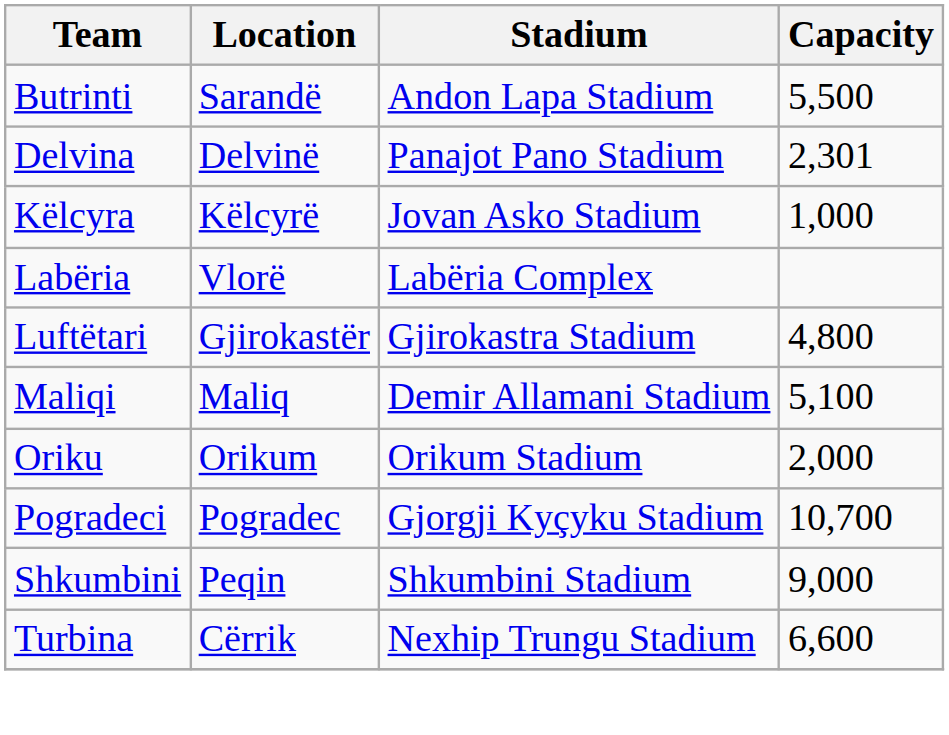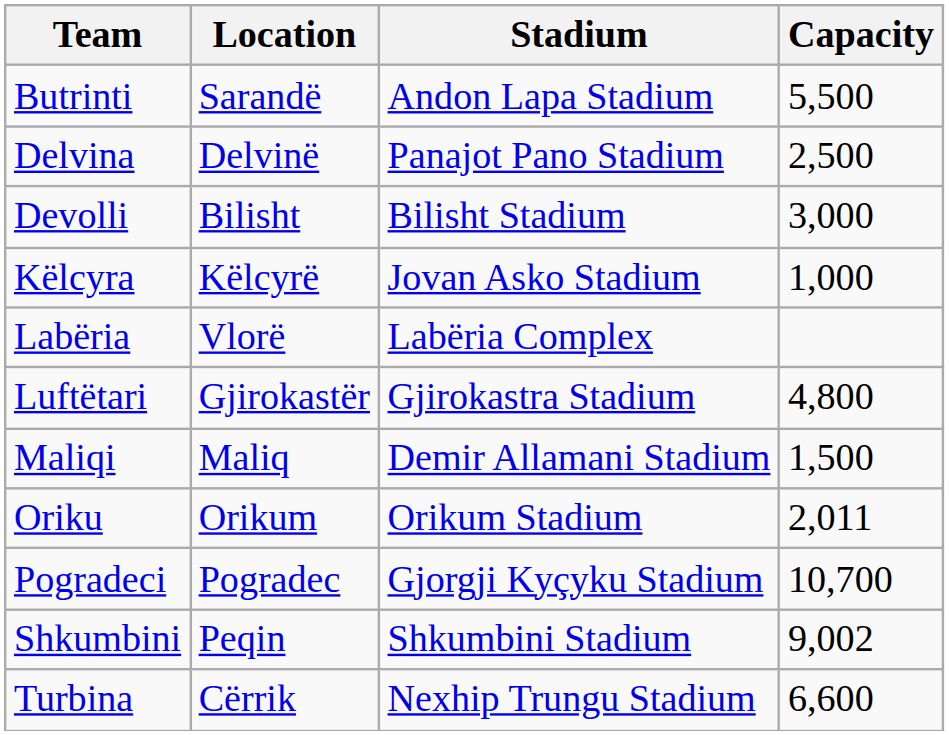(831, 155) 2,301 -> (831, 155) 2,500
+ row: (71, 215)
(831, 397) 5,100 -> (831, 457) 1,500
(831, 457) 2,000 -> (830, 517) 2,011
(831, 578) 9,000 -> (831, 638) 9,002
